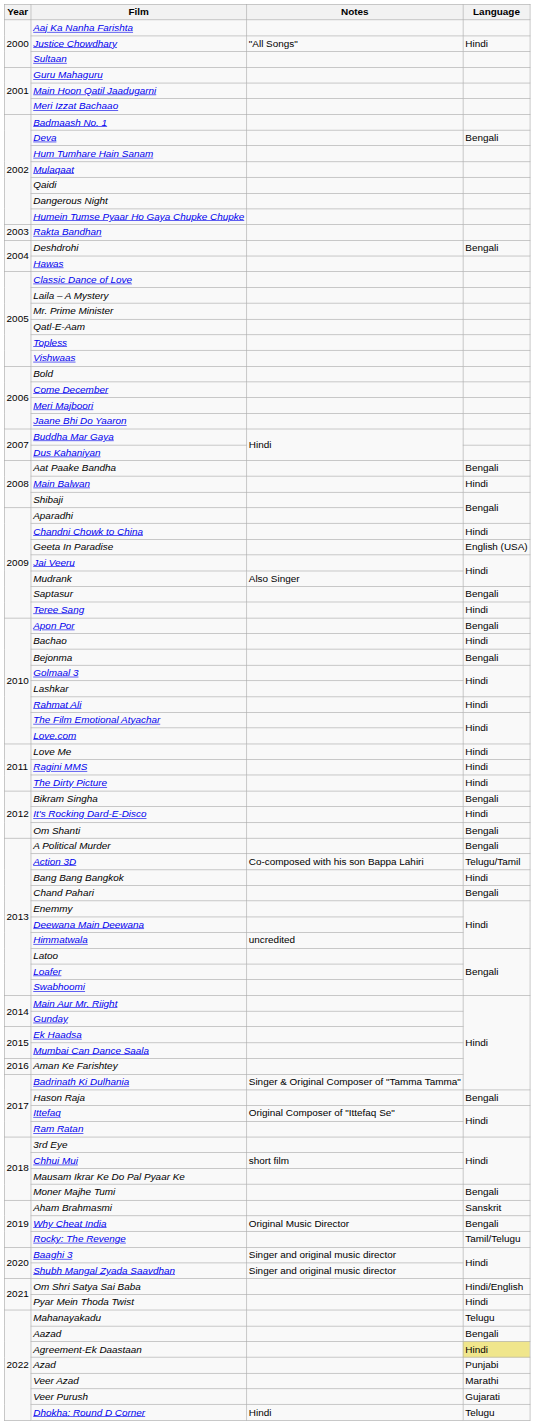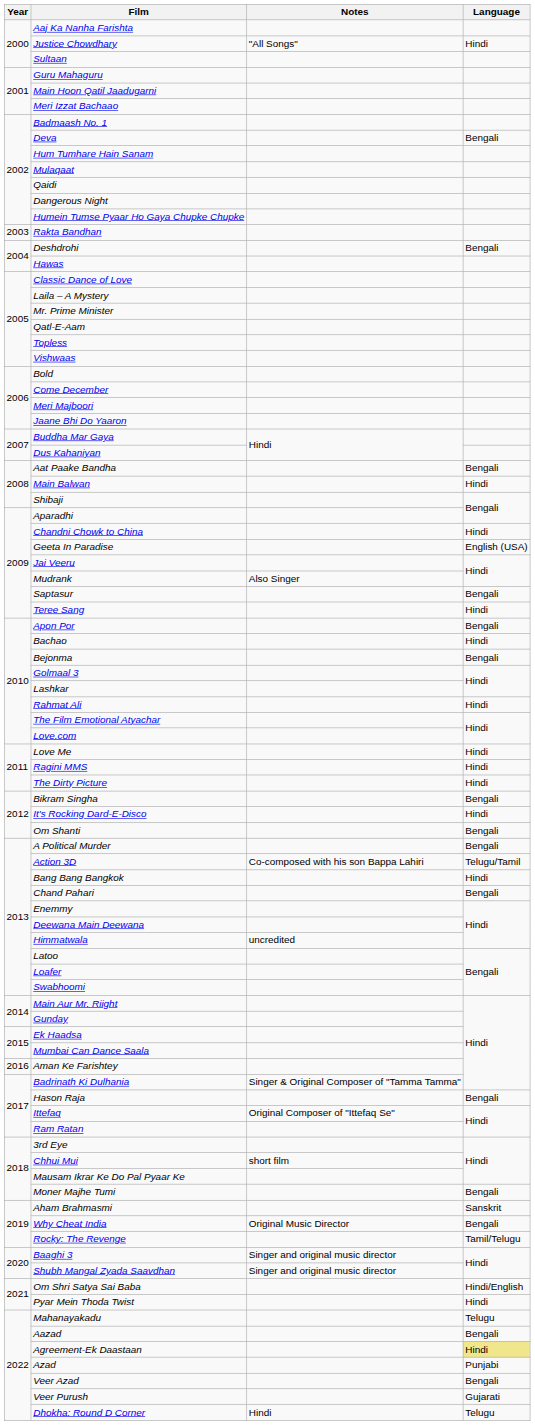(482, 1381) Marathi -> (482, 1381) Bengali
